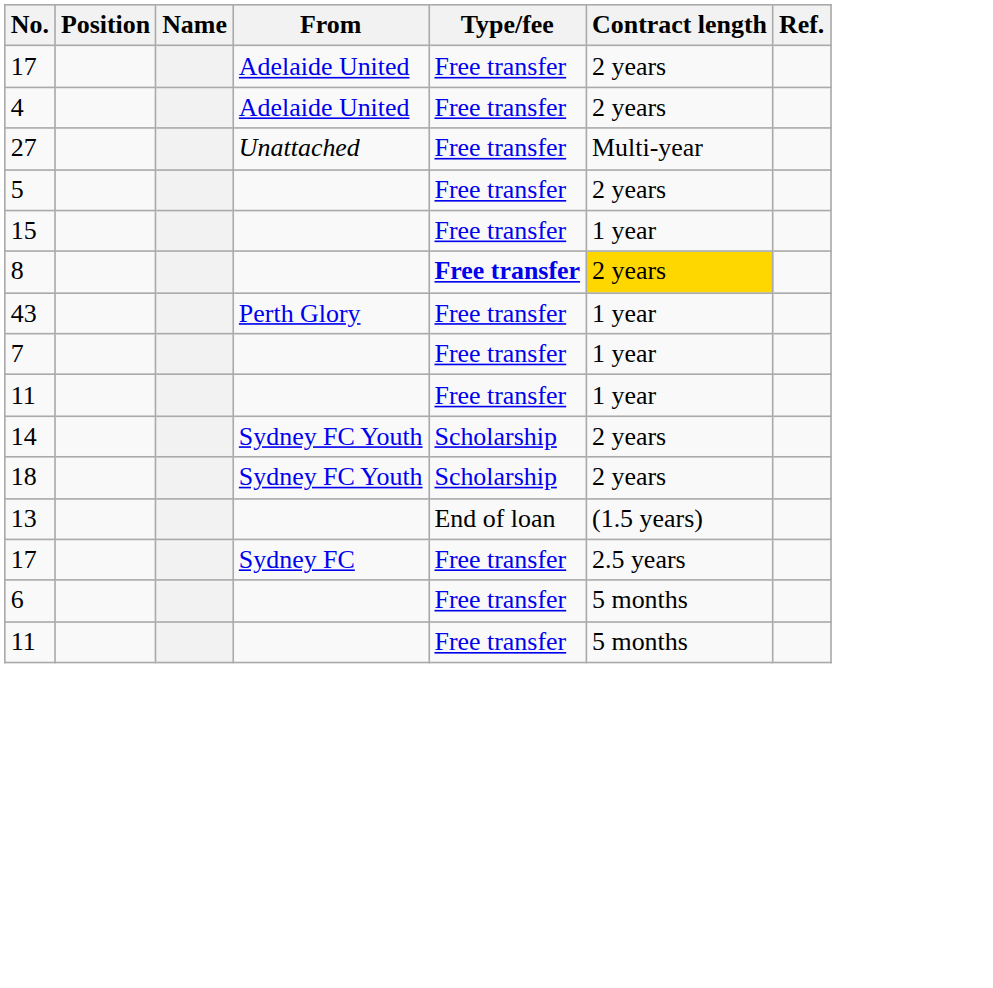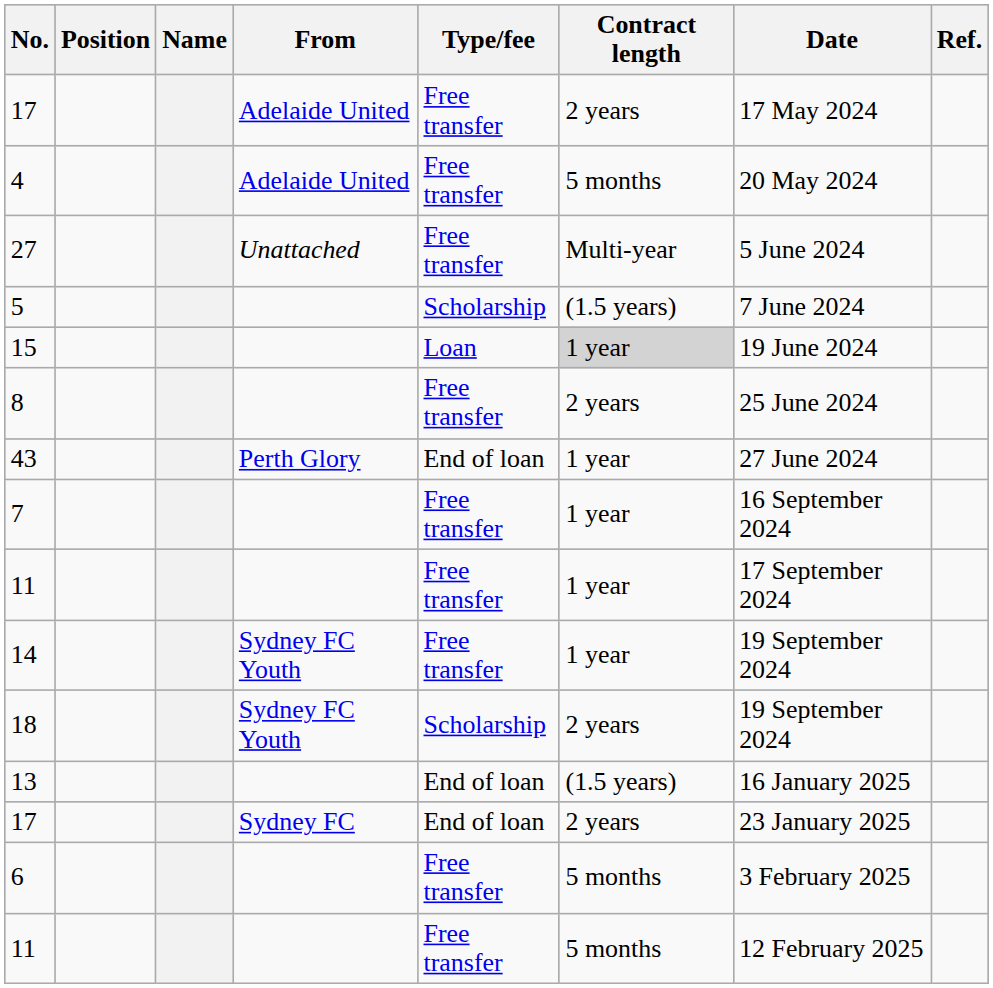+ column: (832, 39)
(629, 107) 2 years -> (613, 180) 5 months
(500, 189) Free transfer -> (485, 306) Scholarship
(629, 189) 2 years -> (621, 306) (1.5 years)
(500, 230) Free transfer -> (450, 347) Loan
(624, 230) no background -> (598, 347) lightgrey background
(507, 271) bold -> (463, 402) normal
(629, 271) gold background -> (603, 402) no background
(500, 312) Free transfer -> (484, 458) End of loan
(496, 436) Scholarship -> (463, 654) Free transfer
(629, 436) 2 years -> (598, 654) 1 year
(500, 559) Free transfer -> (484, 821) End of loan
(639, 559) 2.5 years -> (603, 821) 2 years
